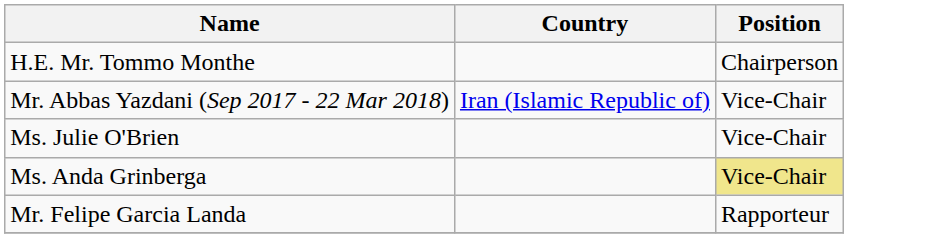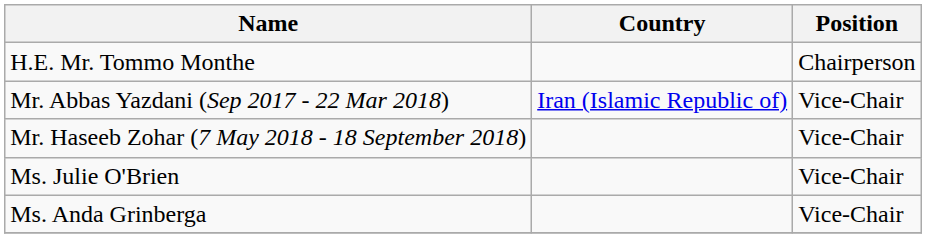+ row: (268, 137)
(774, 175) khaki background -> (851, 213) no background
- row: (128, 213)
